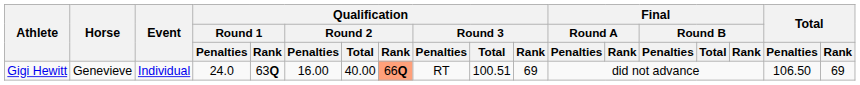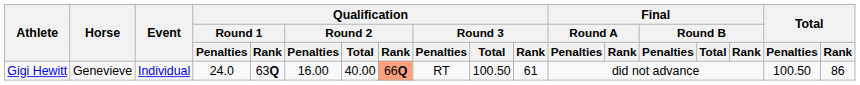(492, 71) 100.51 -> (492, 71) 100.50
(531, 71) 69 -> (531, 71) 61
(792, 71) 106.50 -> (792, 71) 100.50
(838, 71) 69 -> (838, 71) 86
